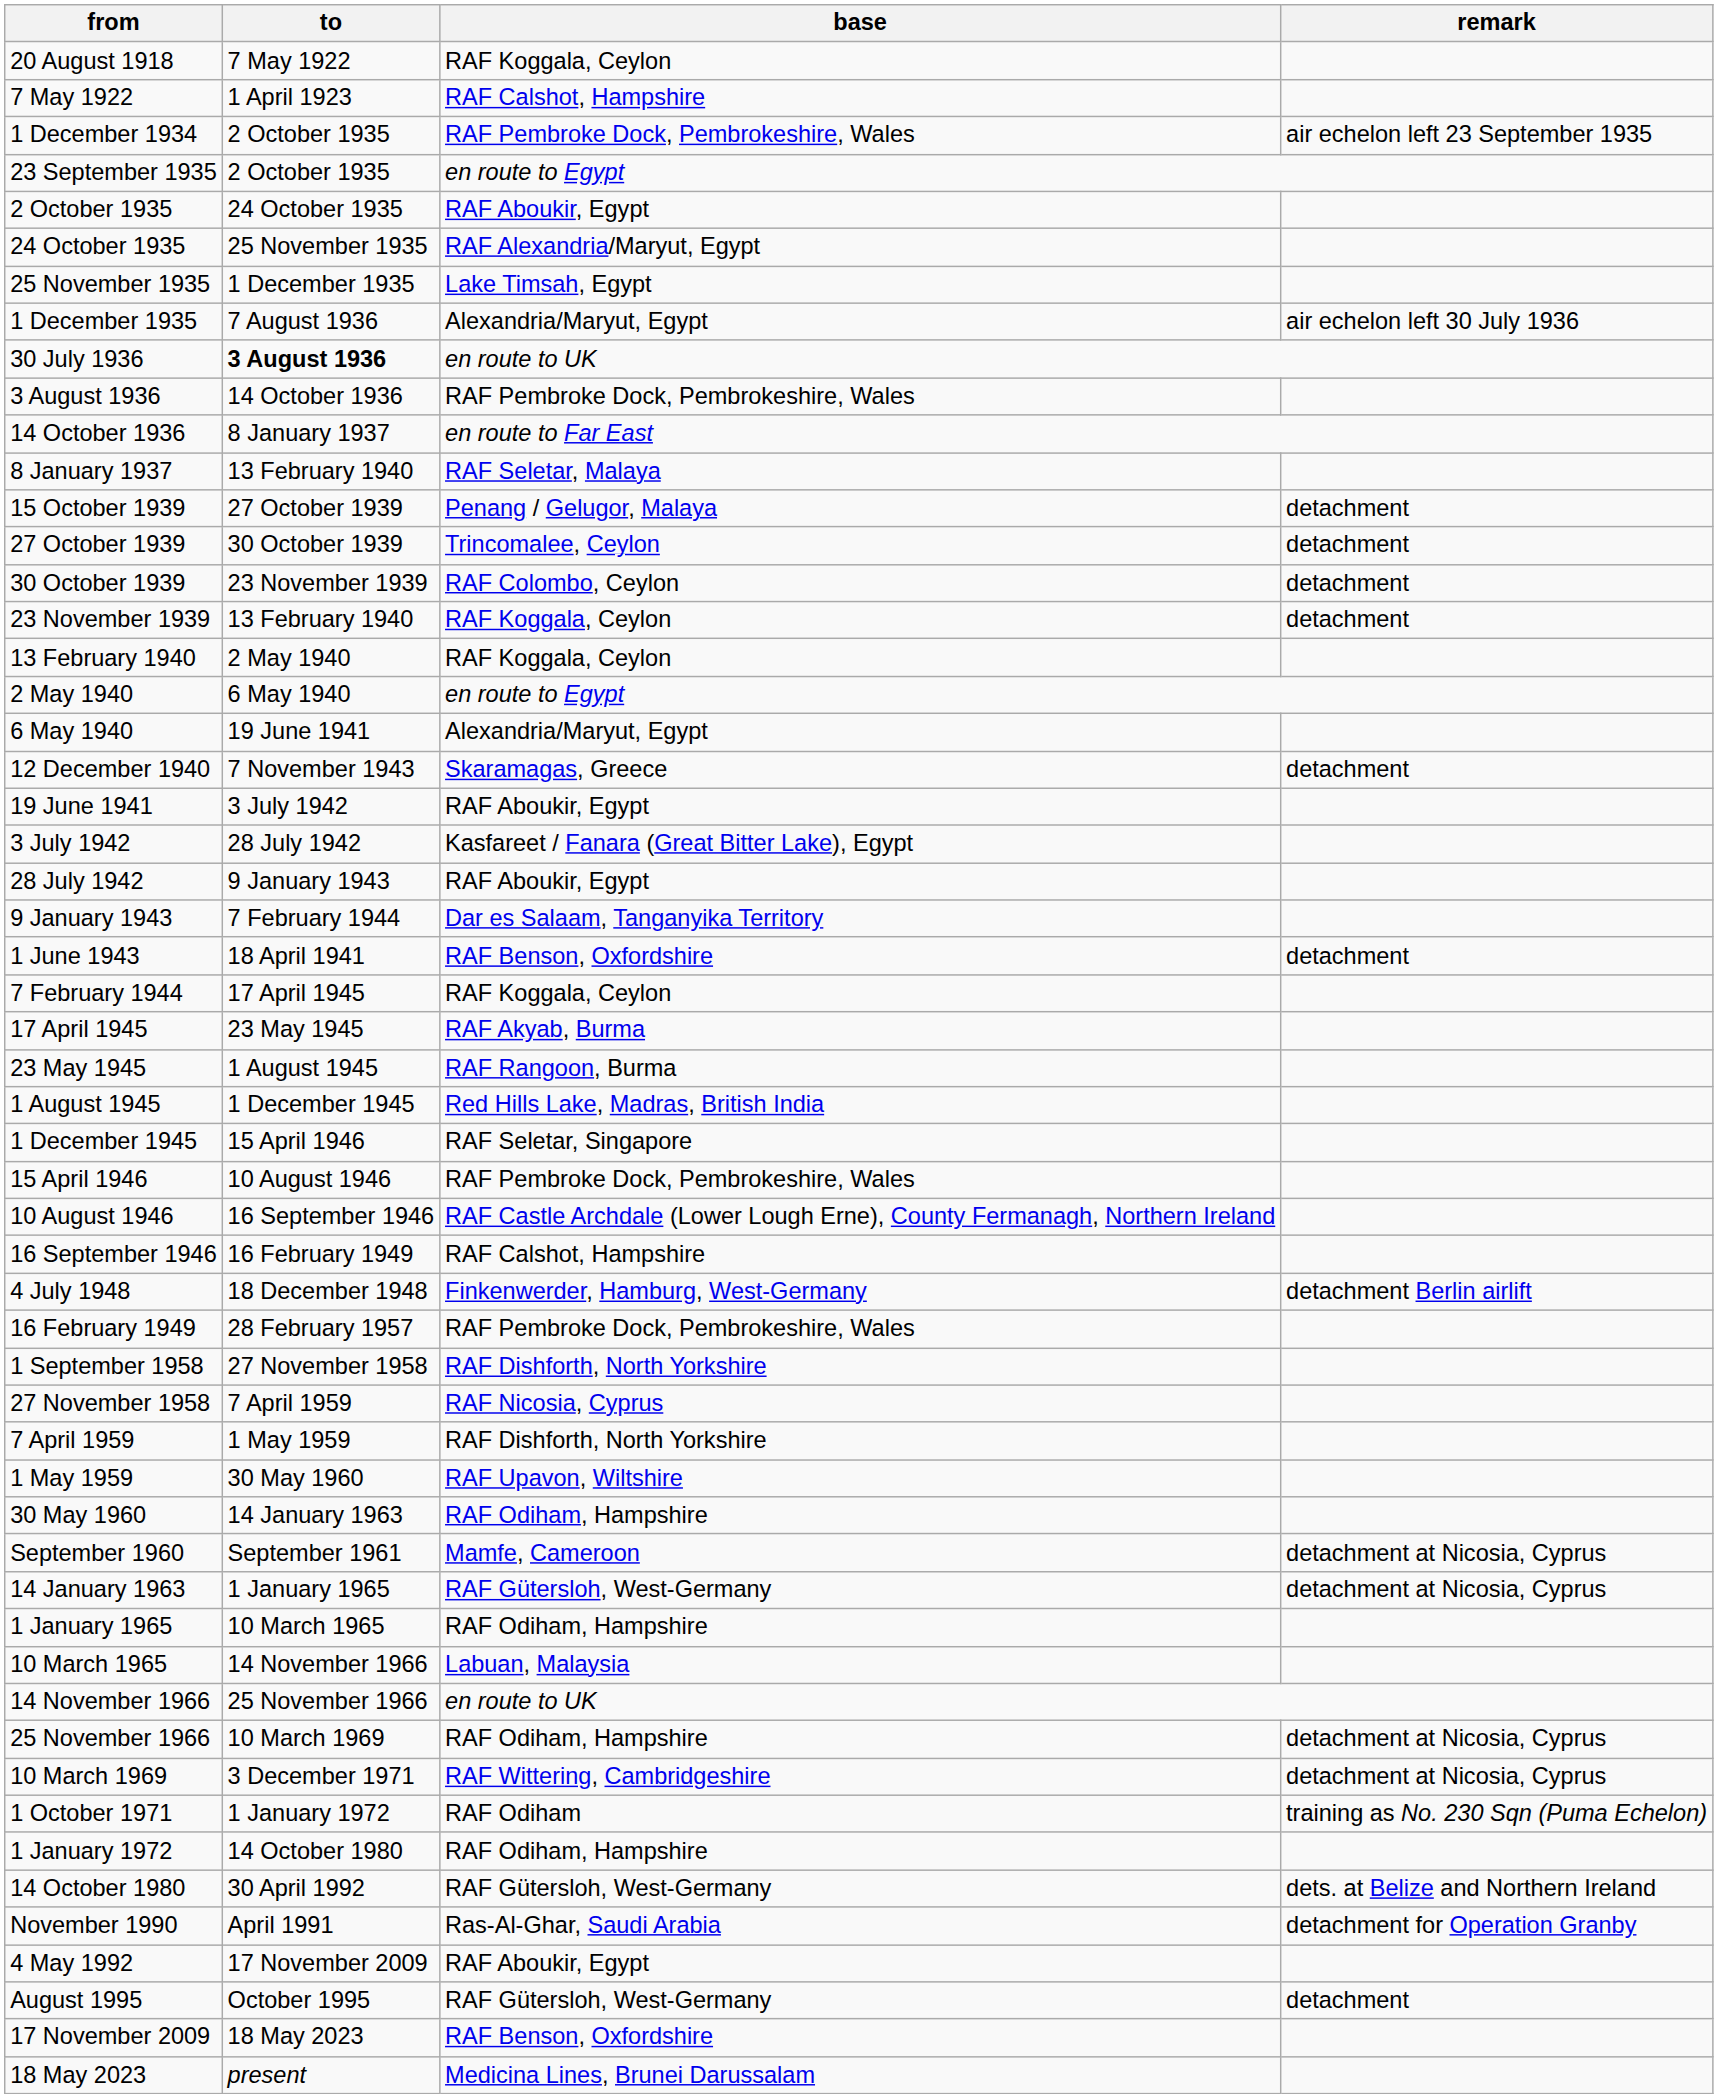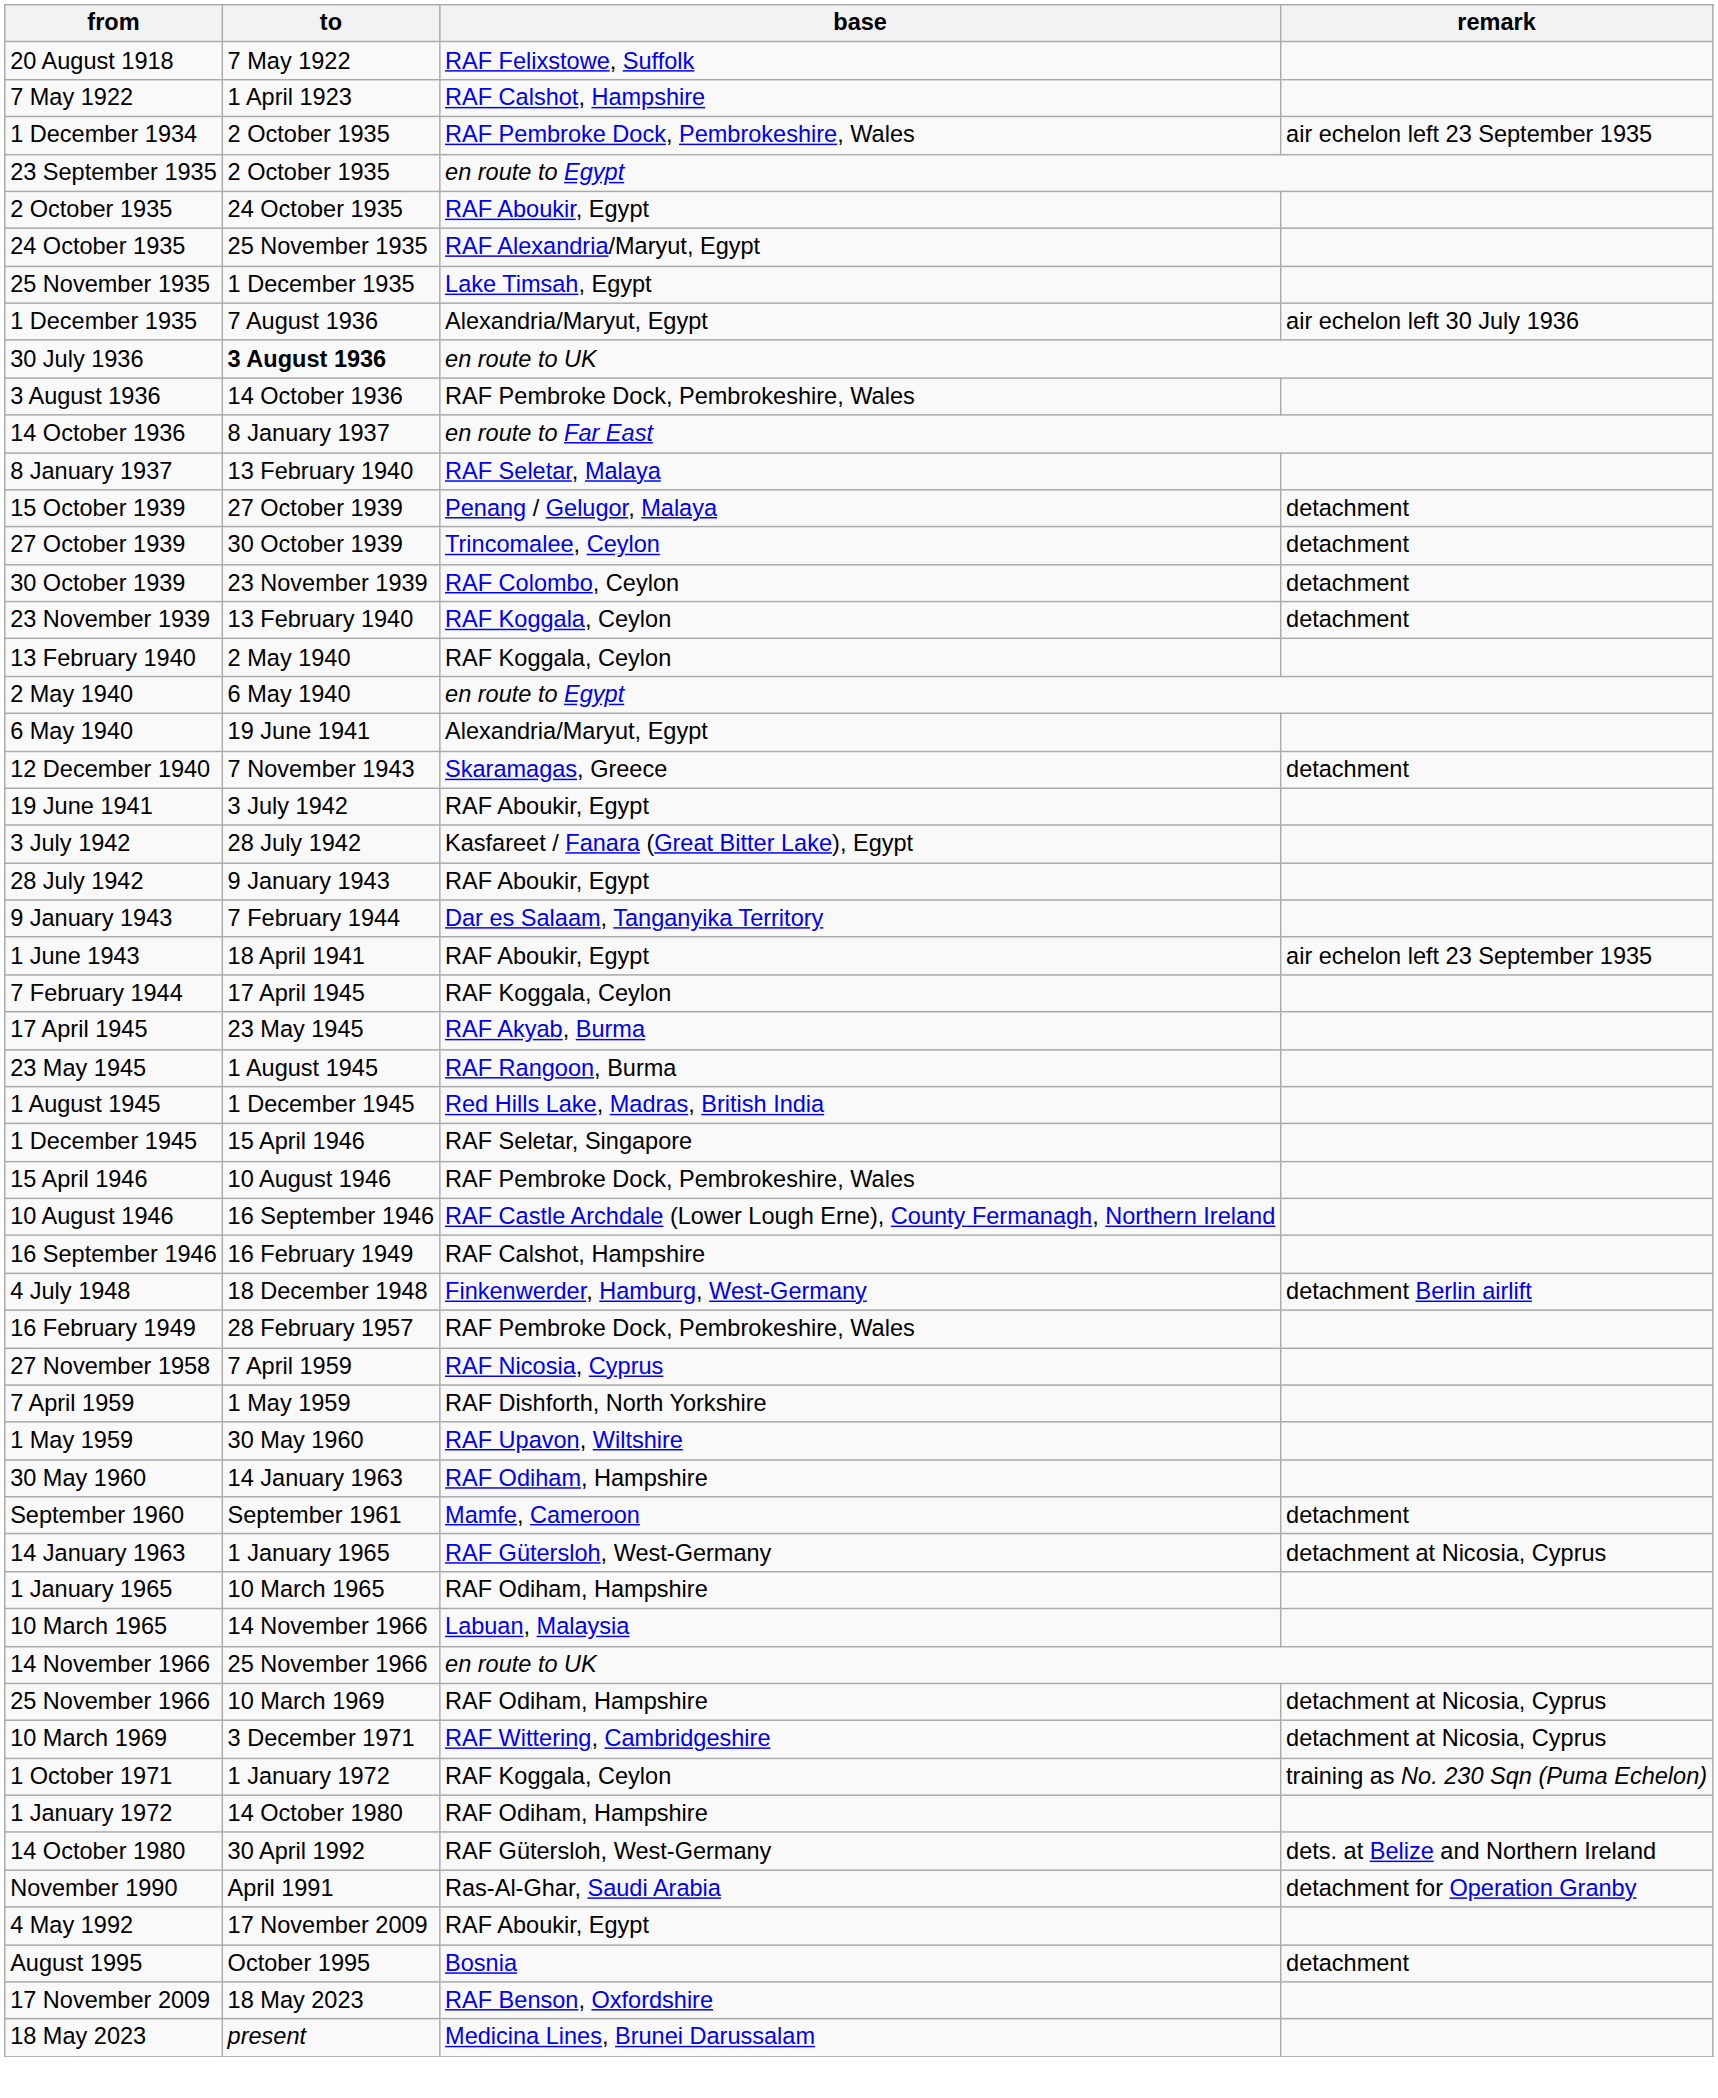(558, 60) RAF Koggala, Ceylon -> (570, 60) RAF Felixstowe, Suffolk
(579, 955) RAF Benson, Oxfordshire -> (547, 955) RAF Aboukir, Egypt
(1348, 955) detachment -> (1469, 955) air echelon left 23 September 1935
- row: (107, 1365)
(1446, 1552) detachment at Nicosia, Cyprus -> (1348, 1515) detachment
(513, 1813) RAF Odiham -> (558, 1776) RAF Koggala, Ceylon
(608, 2000) RAF Gütersloh, West-Germany -> (481, 1962) Bosnia
